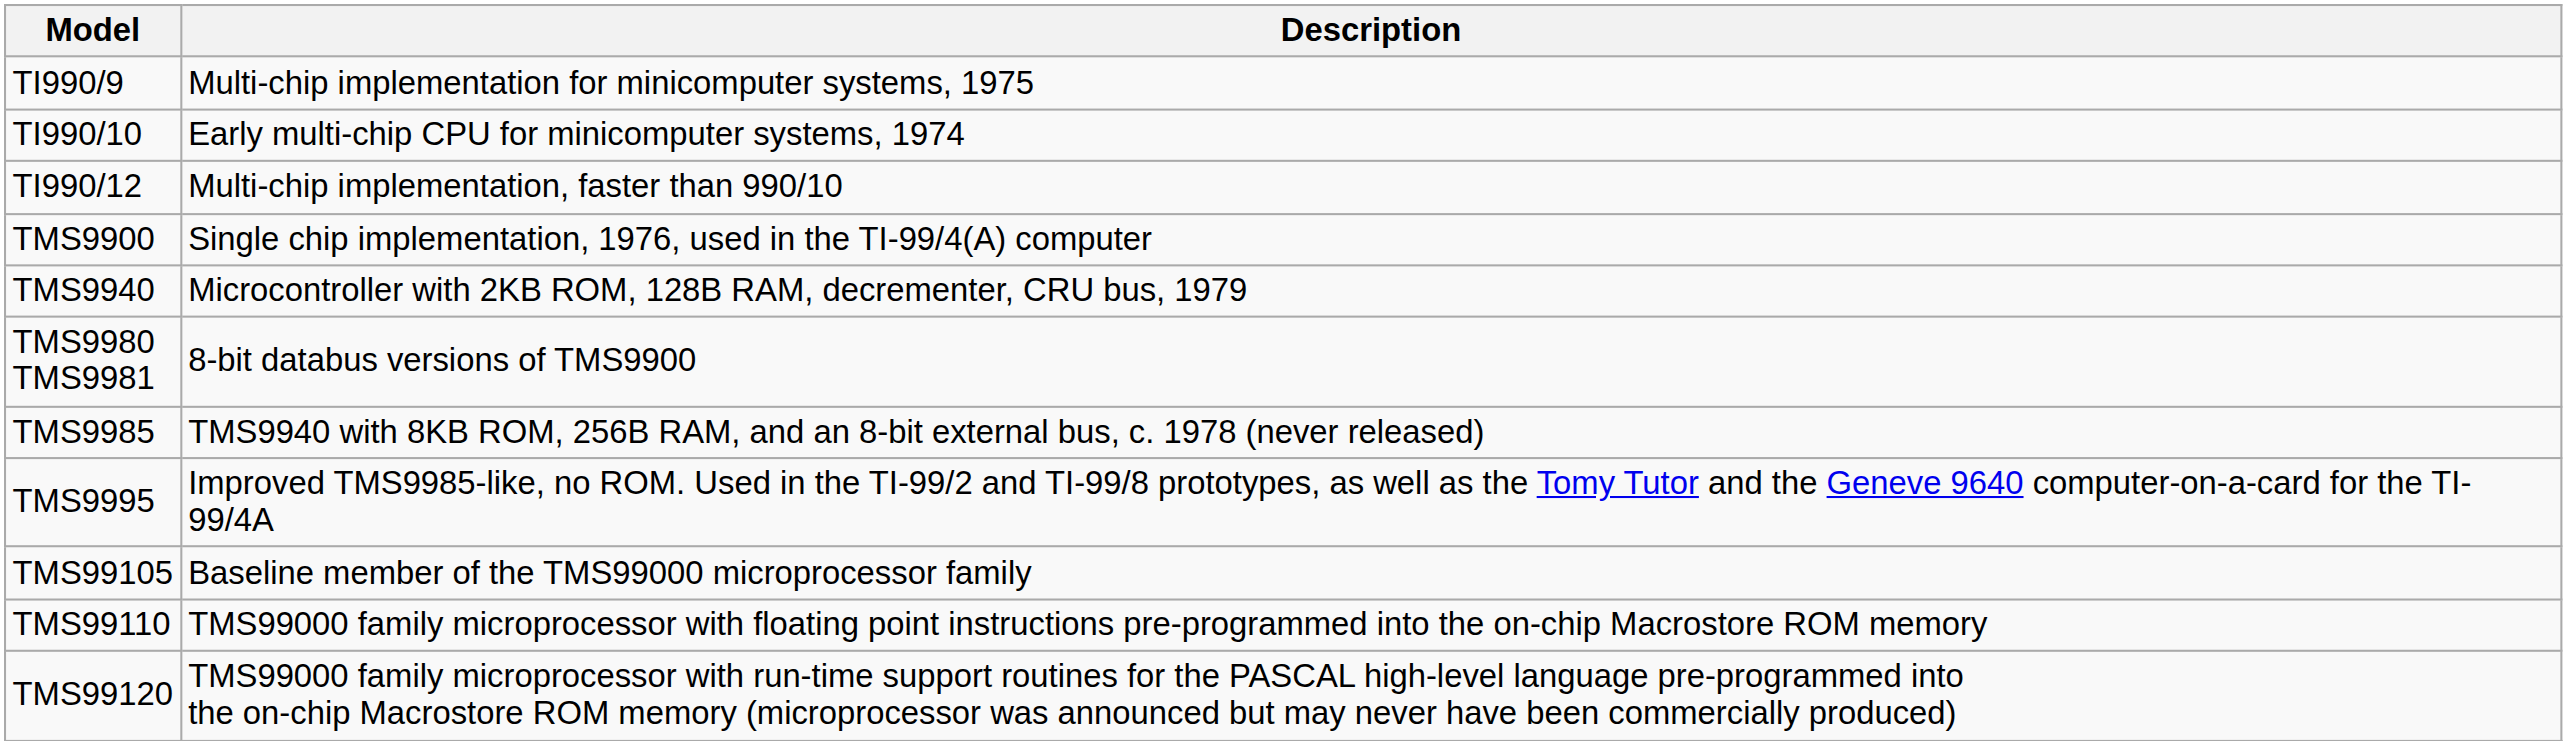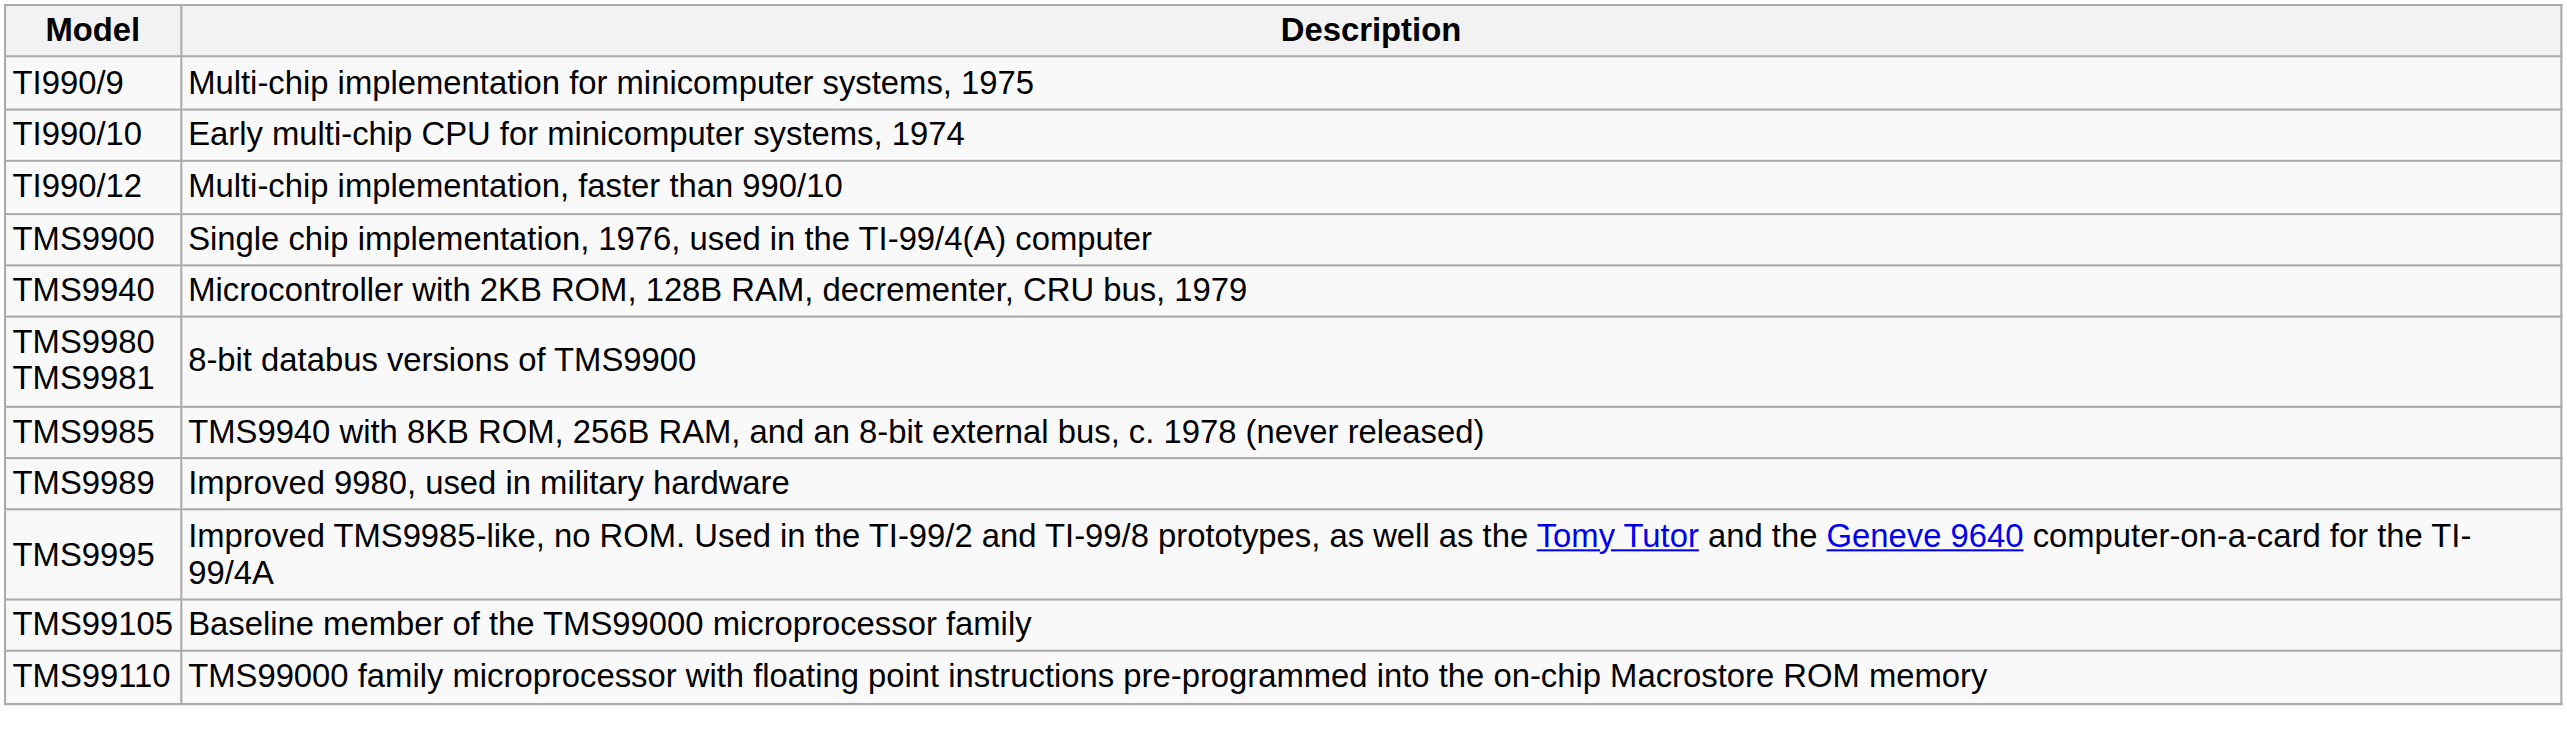+ row: (84, 483)
- row: (93, 694)
